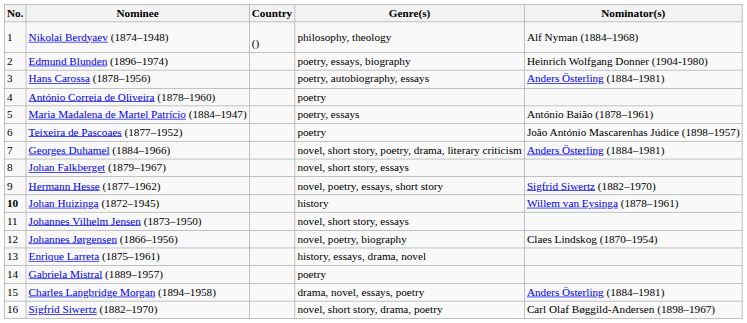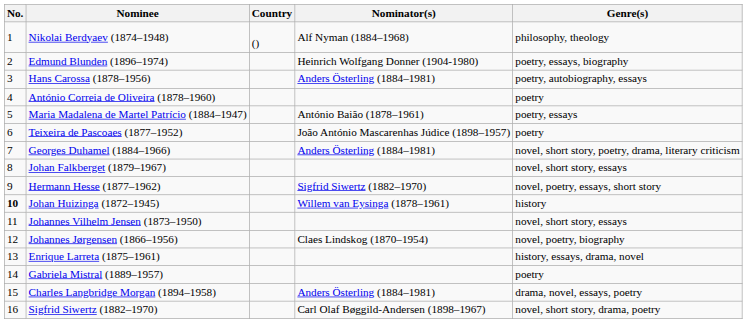columns swapped: (410, 13) <-> (633, 13)
